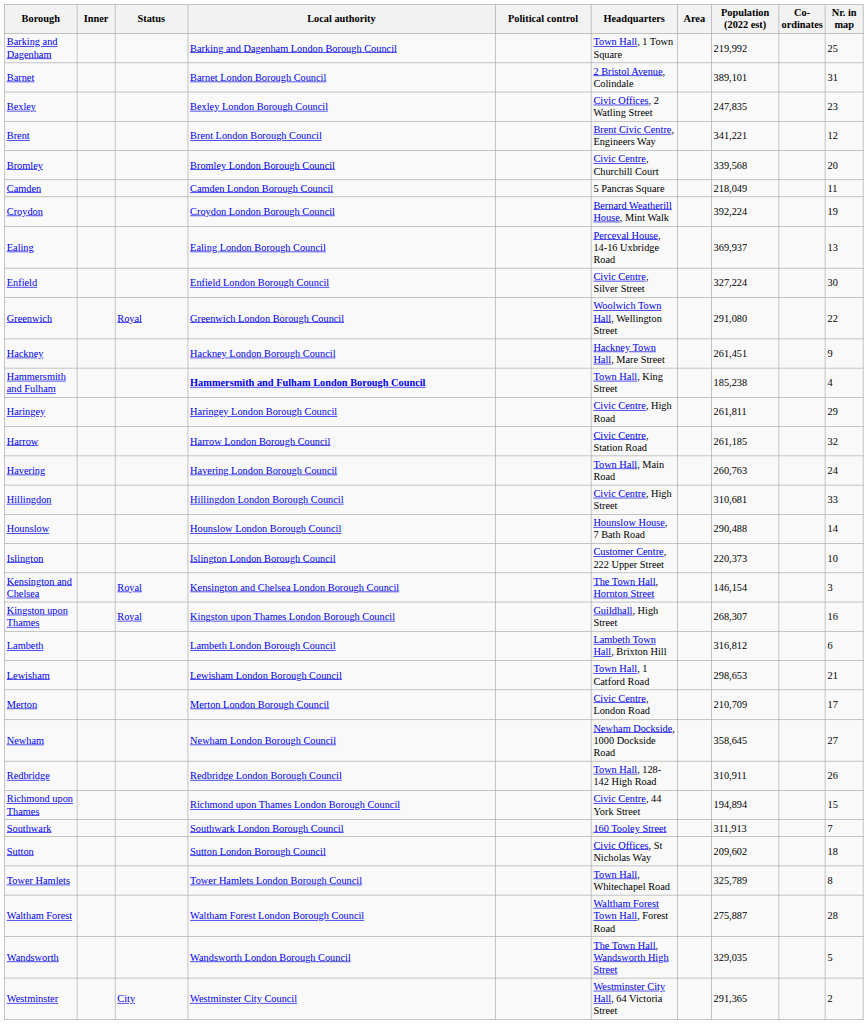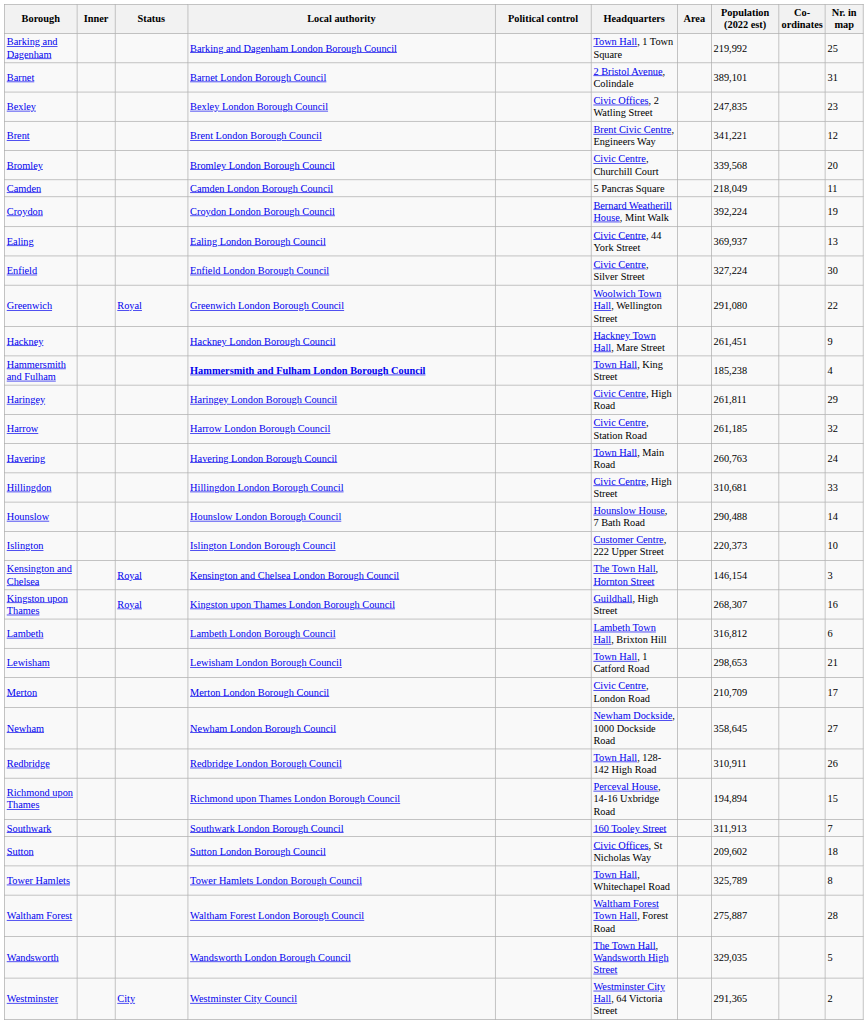(627, 247) Perceval House, 14-16 Uxbridge Road -> (627, 241) Civic Centre, 44 York Street
(627, 805) Civic Centre, 44 York Street -> (627, 799) Perceval House, 14-16 Uxbridge Road
